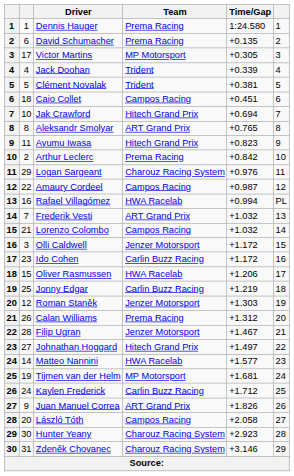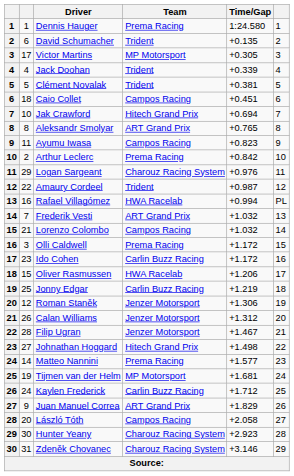(154, 40) Prema Racing -> (139, 40) Trident
(162, 142) Hitech Grand Prix -> (158, 142) Campos Racing
(158, 186) Campos Racing -> (139, 186) Trident
(162, 244) Jenzer Motorsport -> (154, 244) Prema Racing
(243, 303) +1.303 -> (243, 303) +1.306
(154, 317) Prema Racing -> (162, 317) Jenzer Motorsport
(243, 347) +1.497 -> (243, 347) +1.498
(154, 361) HWA Racelab -> (154, 361) Prema Racing
(243, 405) +1.826 -> (243, 405) +1.829
